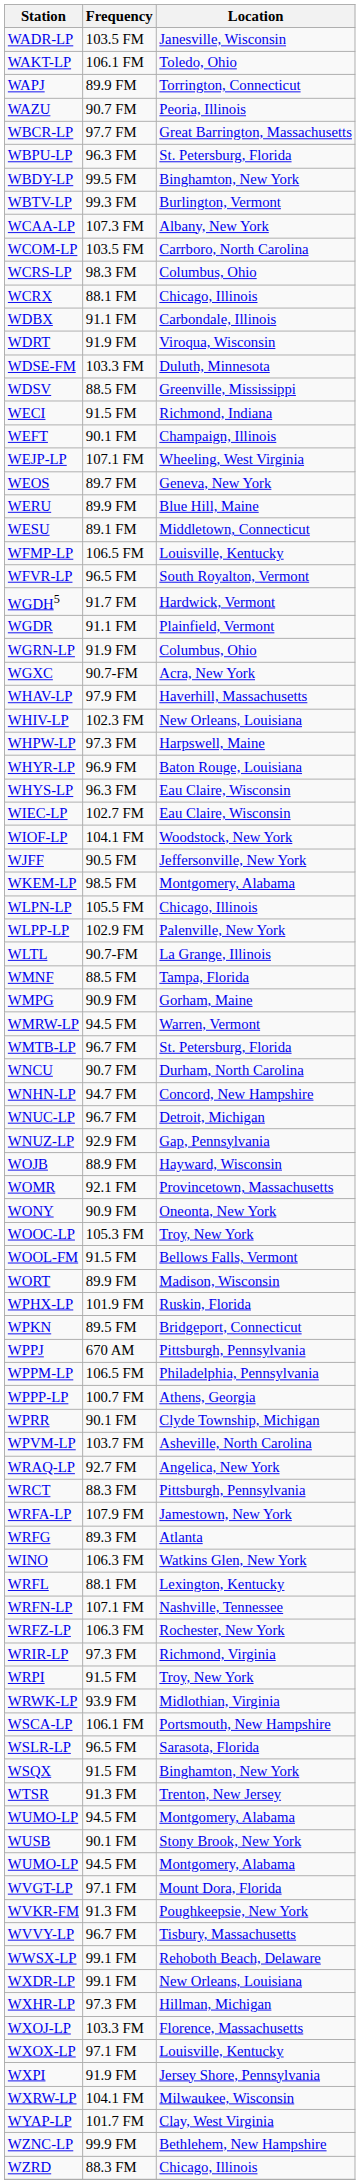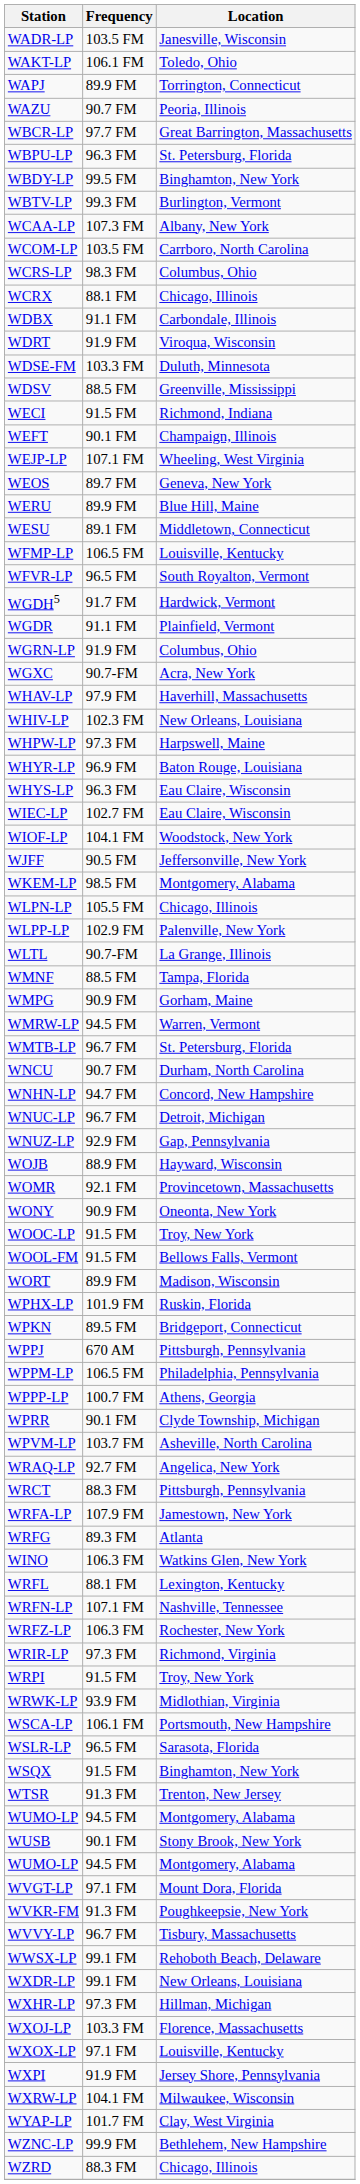(115, 1234) 105.3 FM -> (111, 1234) 91.5 FM
